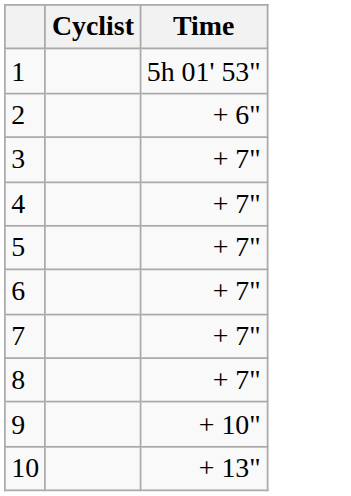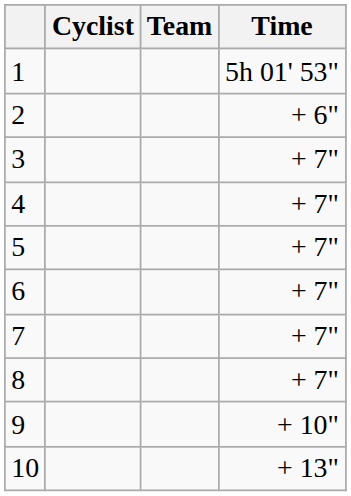+ column: (180, 26)
